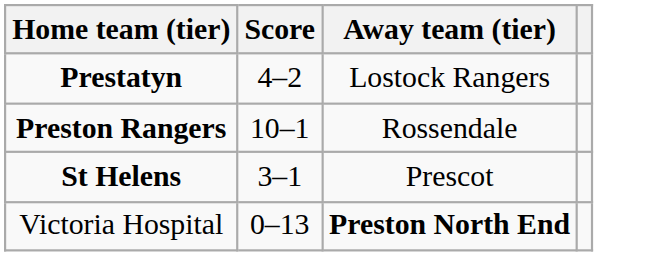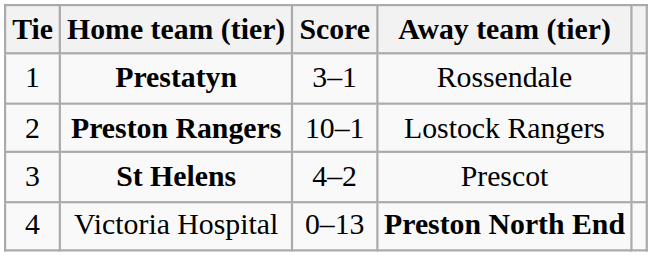+ column: (33, 28)
(280, 77) 4–2 -> (335, 77) 3–1
(450, 77) Lostock Rangers -> (505, 77) Rossendale
(450, 126) Rossendale -> (505, 126) Lostock Rangers
(280, 176) 3–1 -> (335, 176) 4–2
